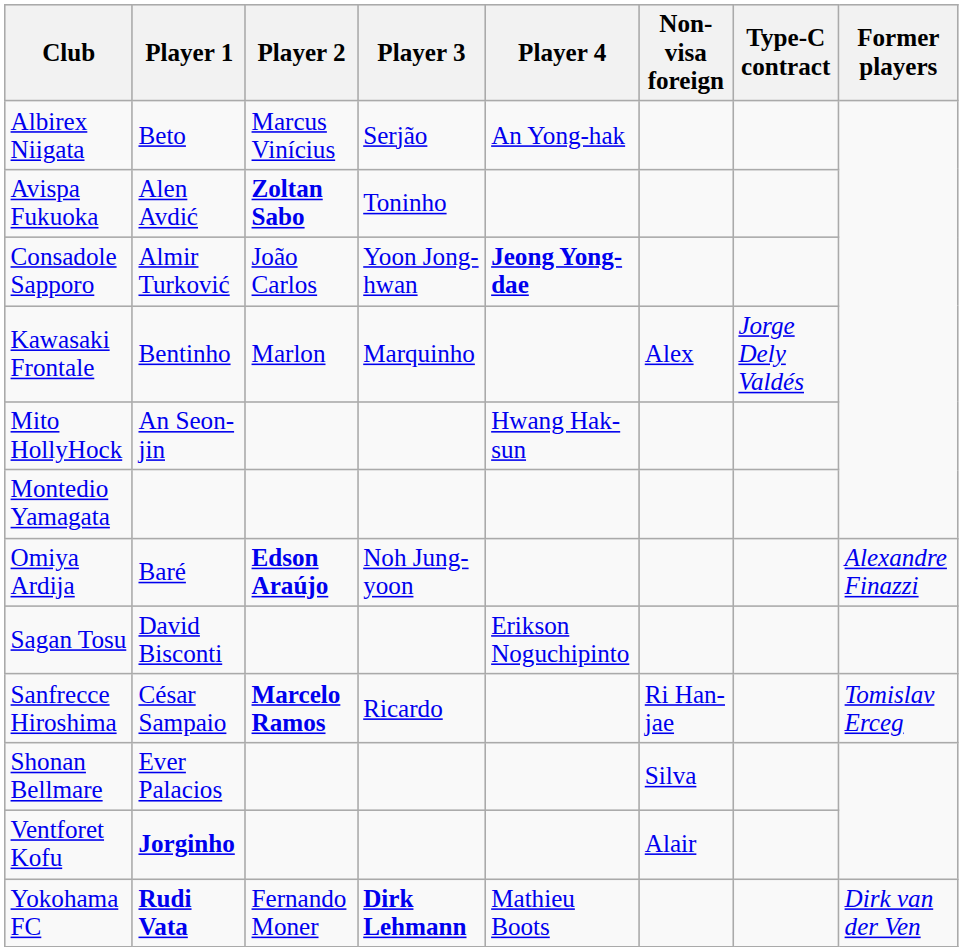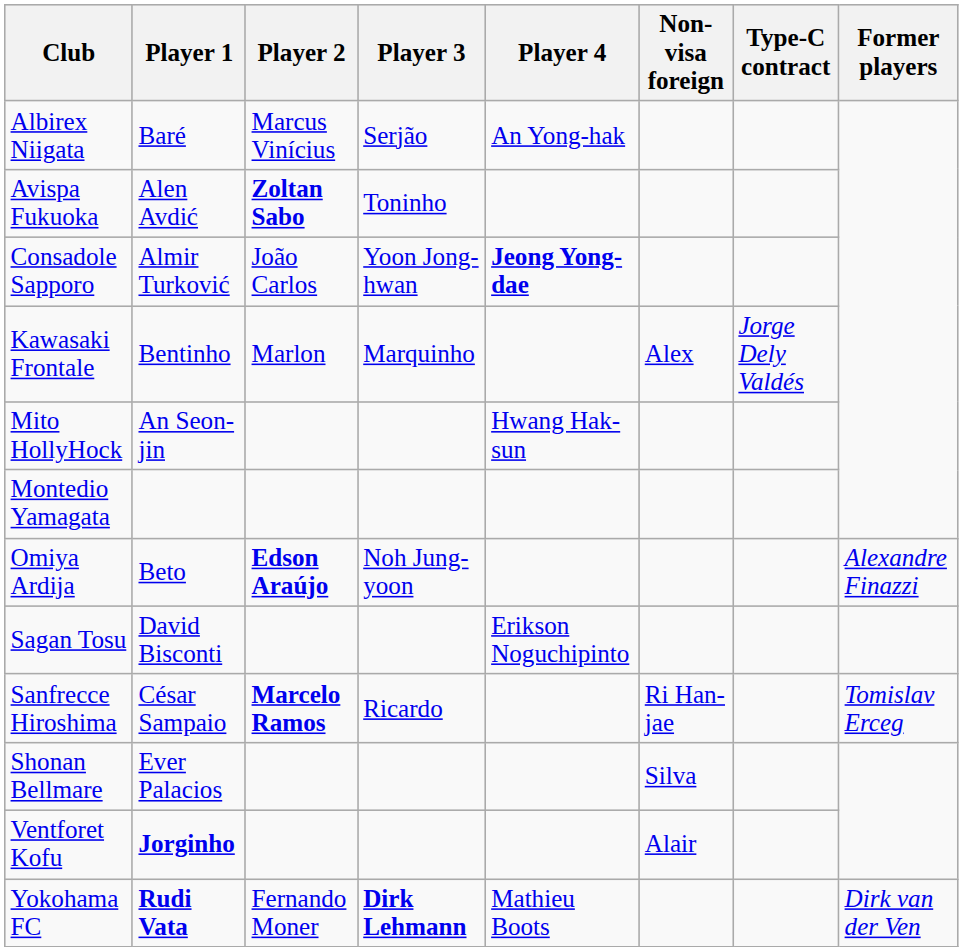(162, 134) Beto -> (162, 134) Baré
(162, 571) Baré -> (162, 571) Beto
